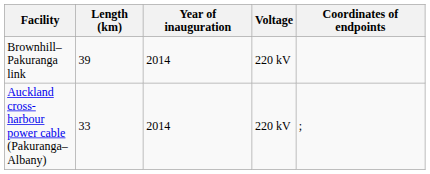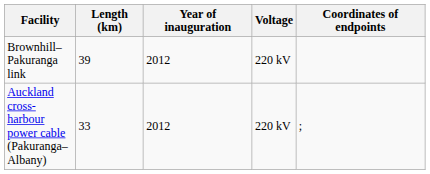(158, 60) 2014 -> (158, 60) 2012
(158, 126) 2014 -> (158, 126) 2012
